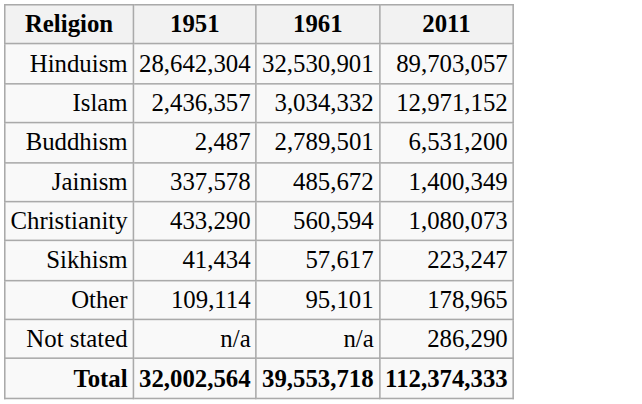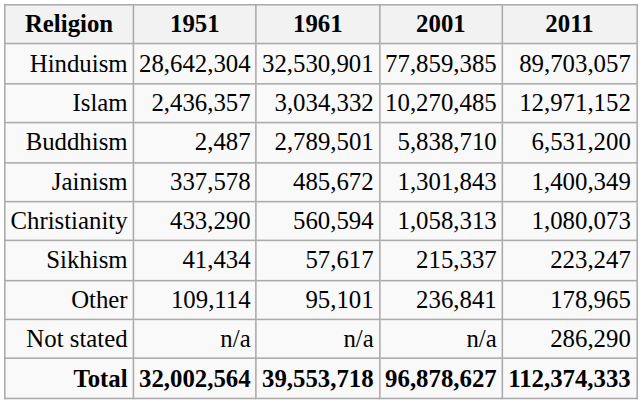+ column: (441, 24)
